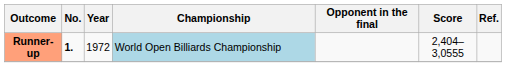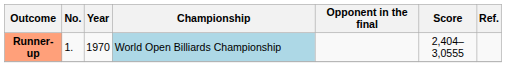(69, 47) bold -> (69, 47) normal
(98, 47) 1972 -> (98, 47) 1970
